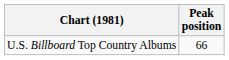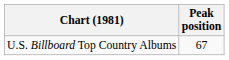(201, 45) 66 -> (201, 45) 67
